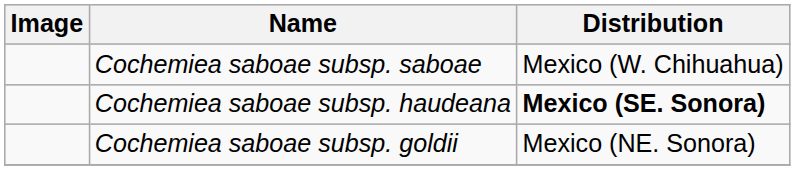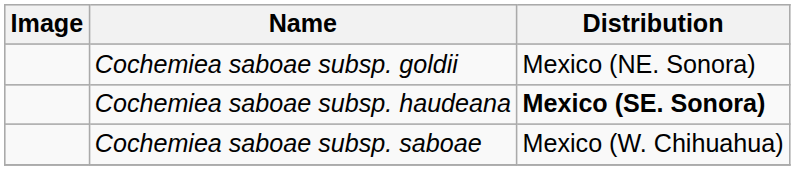rows swapped: (276, 143) <-> (288, 64)
